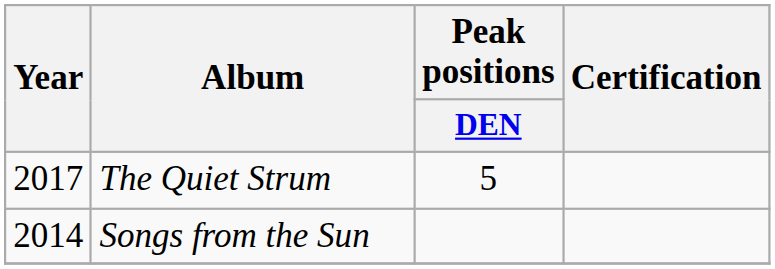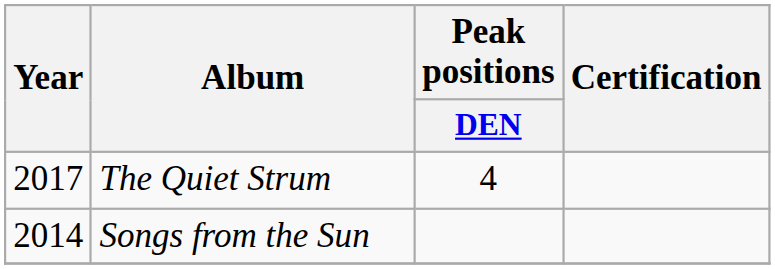(488, 179) 5 -> (488, 179) 4
